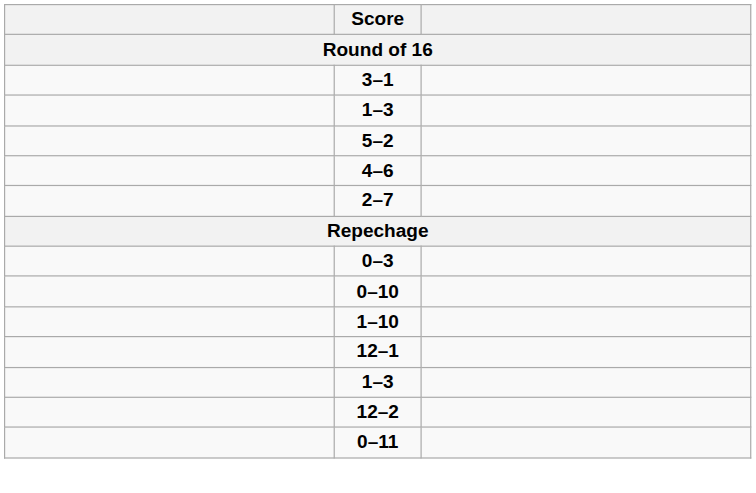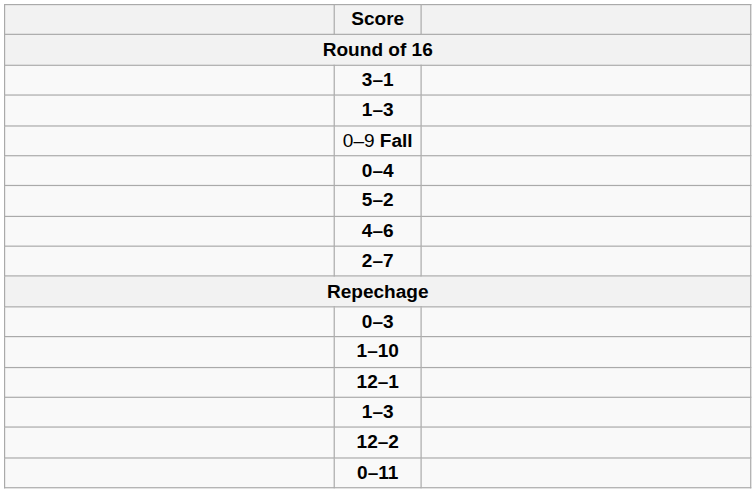+ row: (170, 140)
+ row: (170, 171)
- row: (170, 291)
